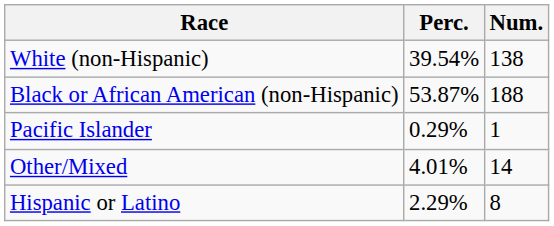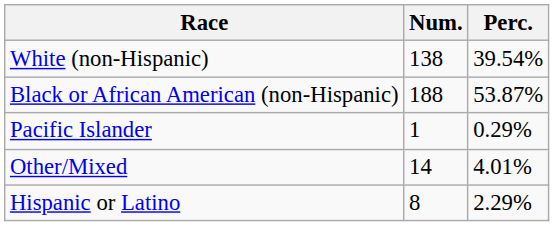columns swapped: (516, 22) <-> (444, 22)
